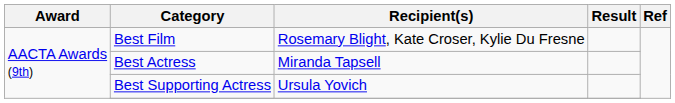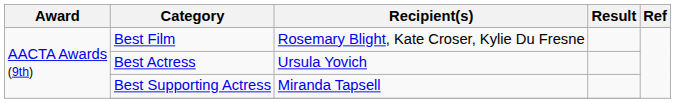(329, 62) Miranda Tapsell -> (322, 62) Ursula Yovich
(322, 86) Ursula Yovich -> (329, 86) Miranda Tapsell
